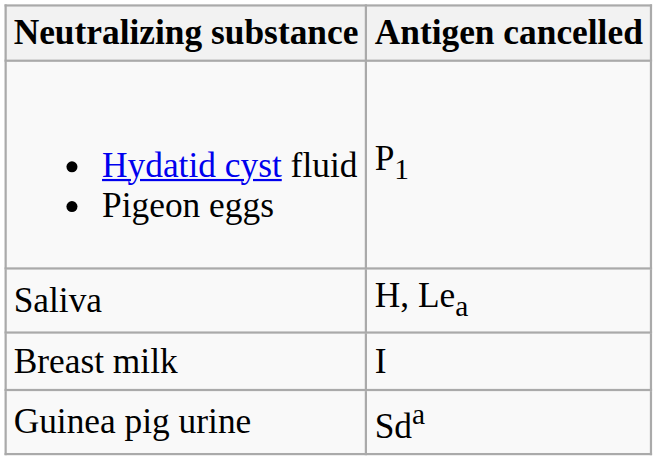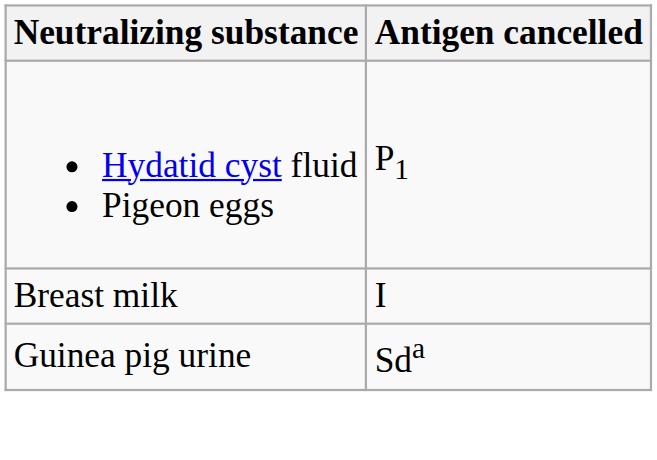- row: (58, 299)
